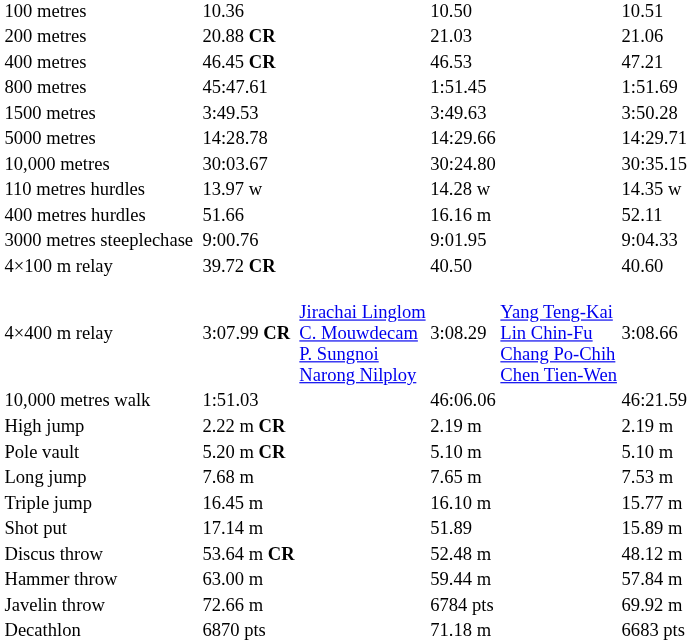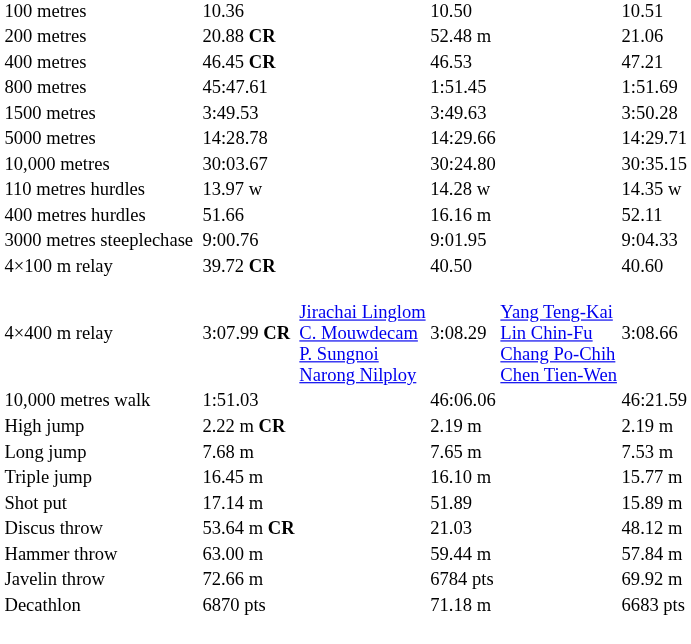(451, 36) 21.03 -> (461, 36) 52.48 m
- row: (42, 451)
(461, 553) 52.48 m -> (451, 528) 21.03
